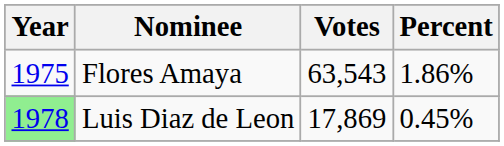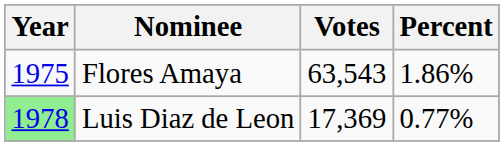(347, 118) 17,869 -> (347, 118) 17,369
(436, 118) 0.45% -> (436, 118) 0.77%
